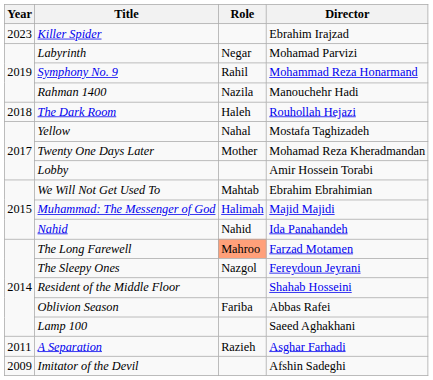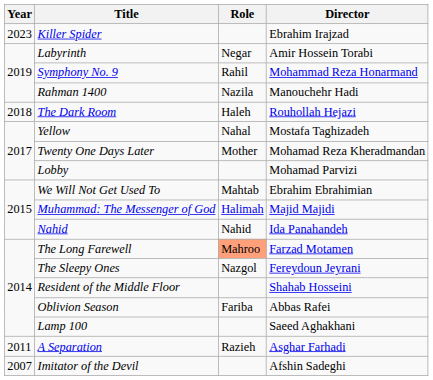(313, 53) Mohamad Parvizi -> (321, 53) Amir Hossein Torabi
(321, 170) Amir Hossein Torabi -> (313, 170) Mohamad Parvizi
(20, 365) 2009 -> (20, 365) 2007
